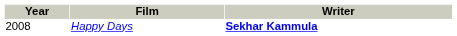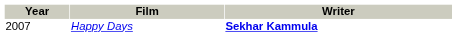(18, 26) 2008 -> (18, 26) 2007
